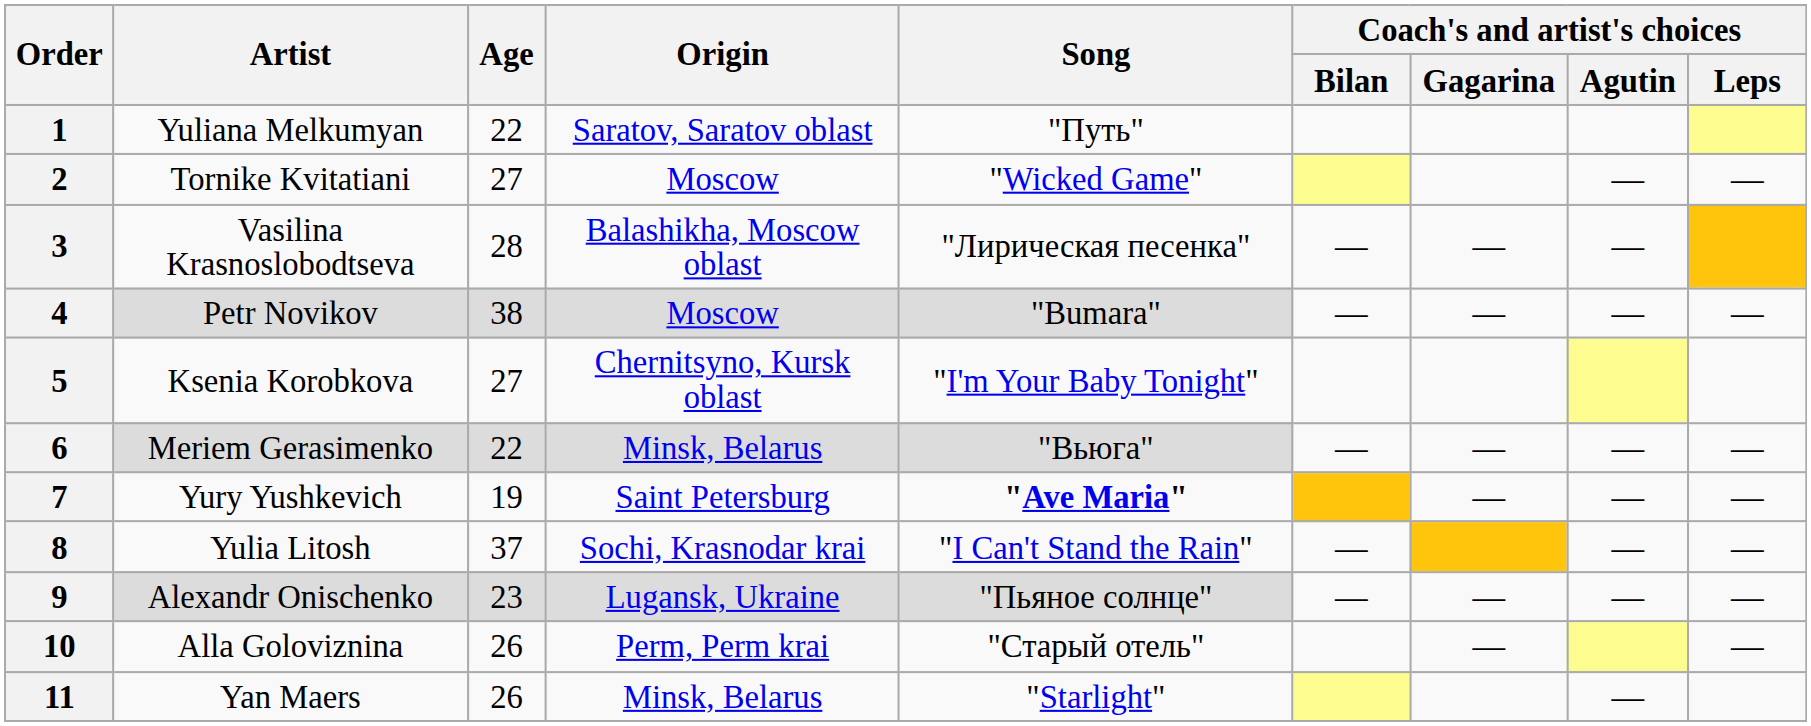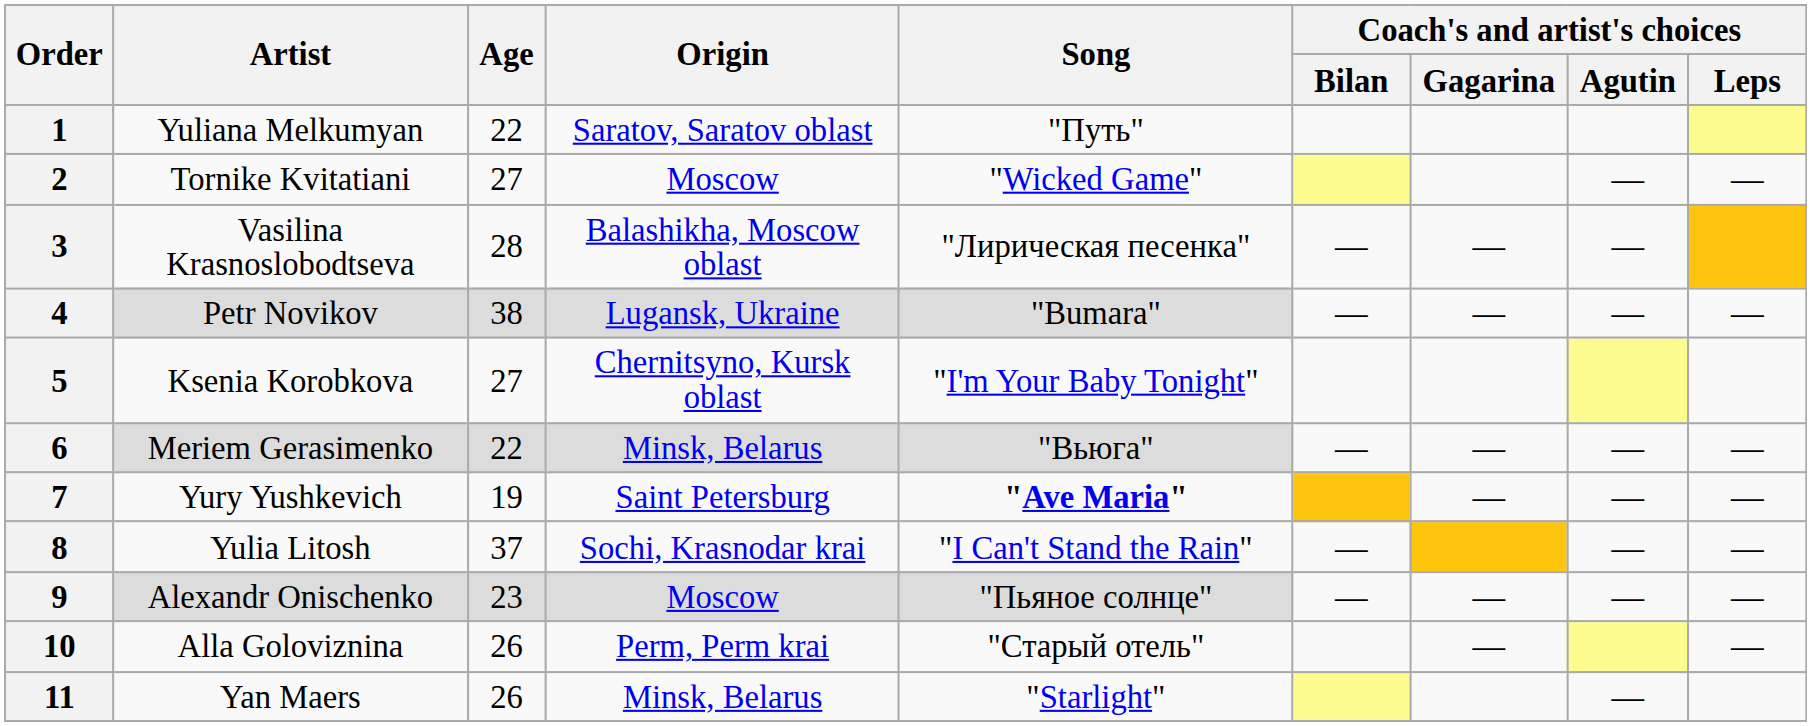(723, 313) Moscow -> (723, 313) Lugansk, Ukraine
(723, 596) Lugansk, Ukraine -> (723, 596) Moscow
